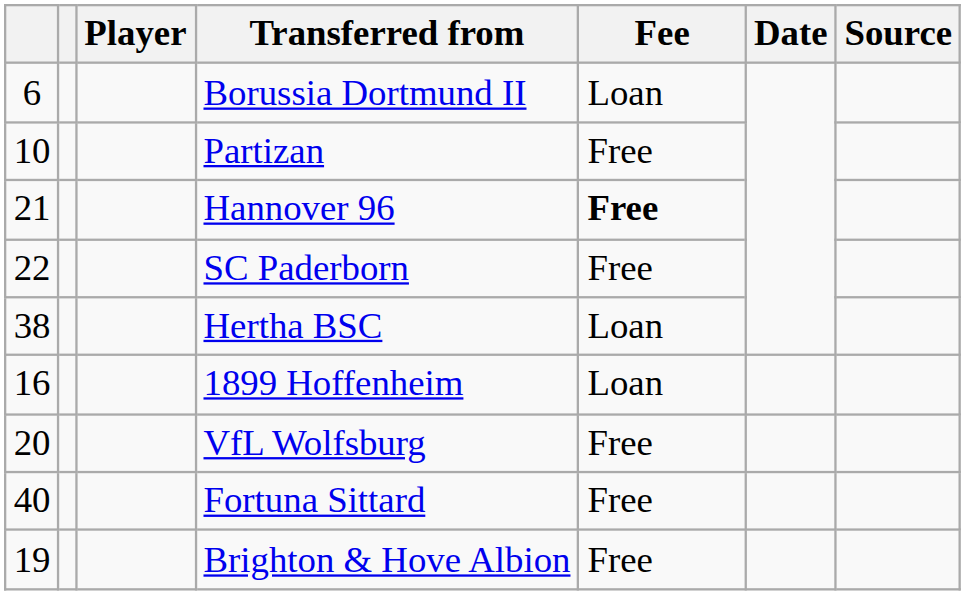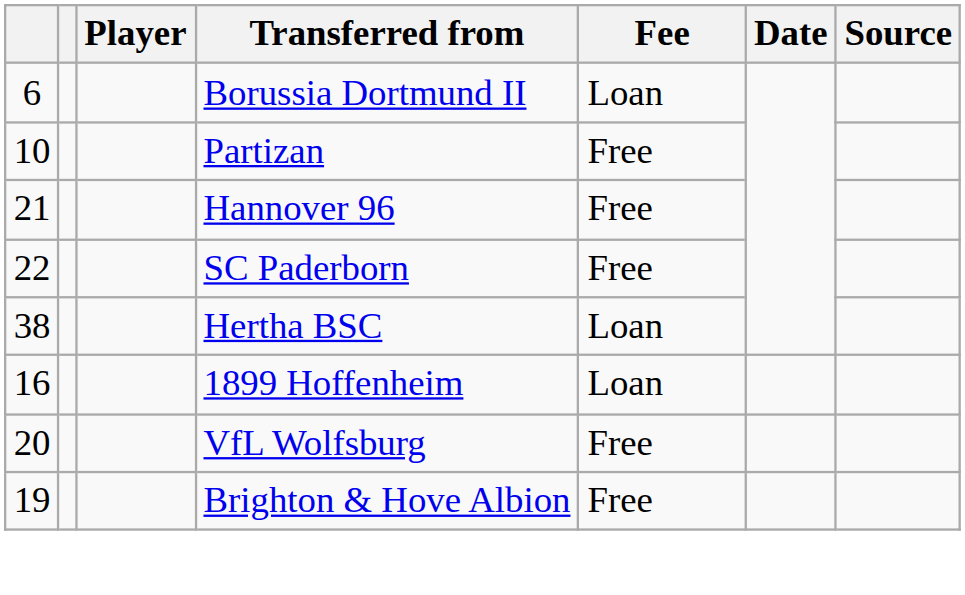(623, 208) bold -> (620, 208) normal
- row: (314, 500)
